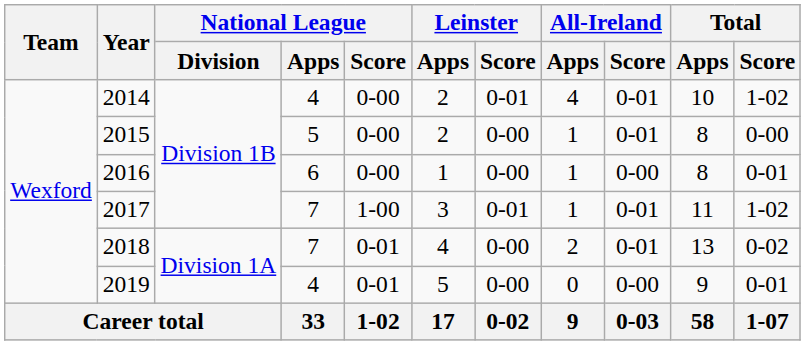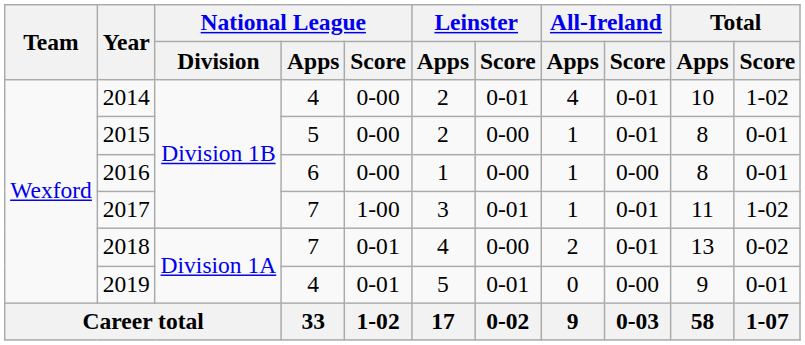(767, 135) 0-00 -> (767, 135) 0-01
(508, 284) 0-00 -> (508, 284) 0-01
